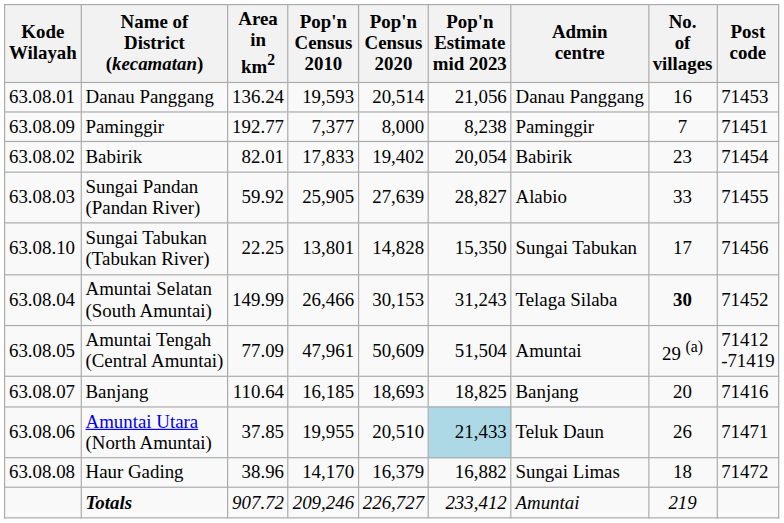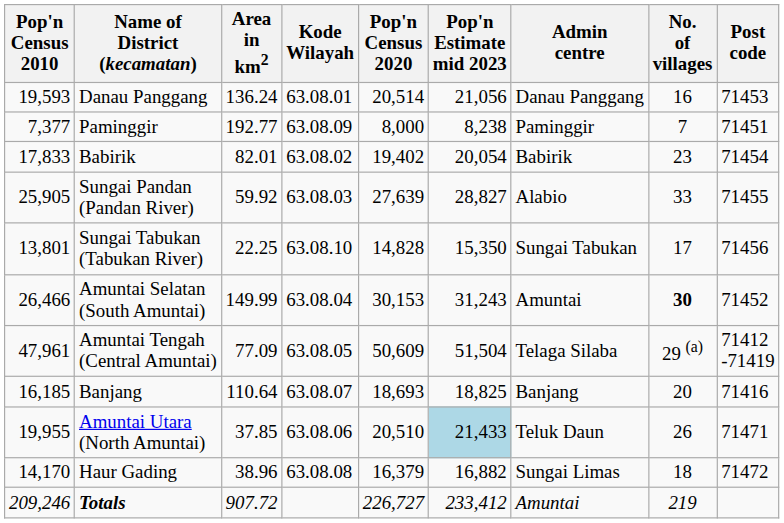columns swapped: (43, 43) <-> (323, 43)
(566, 299) Telaga Silaba -> (549, 299) Amuntai
(549, 350) Amuntai -> (566, 350) Telaga Silaba
